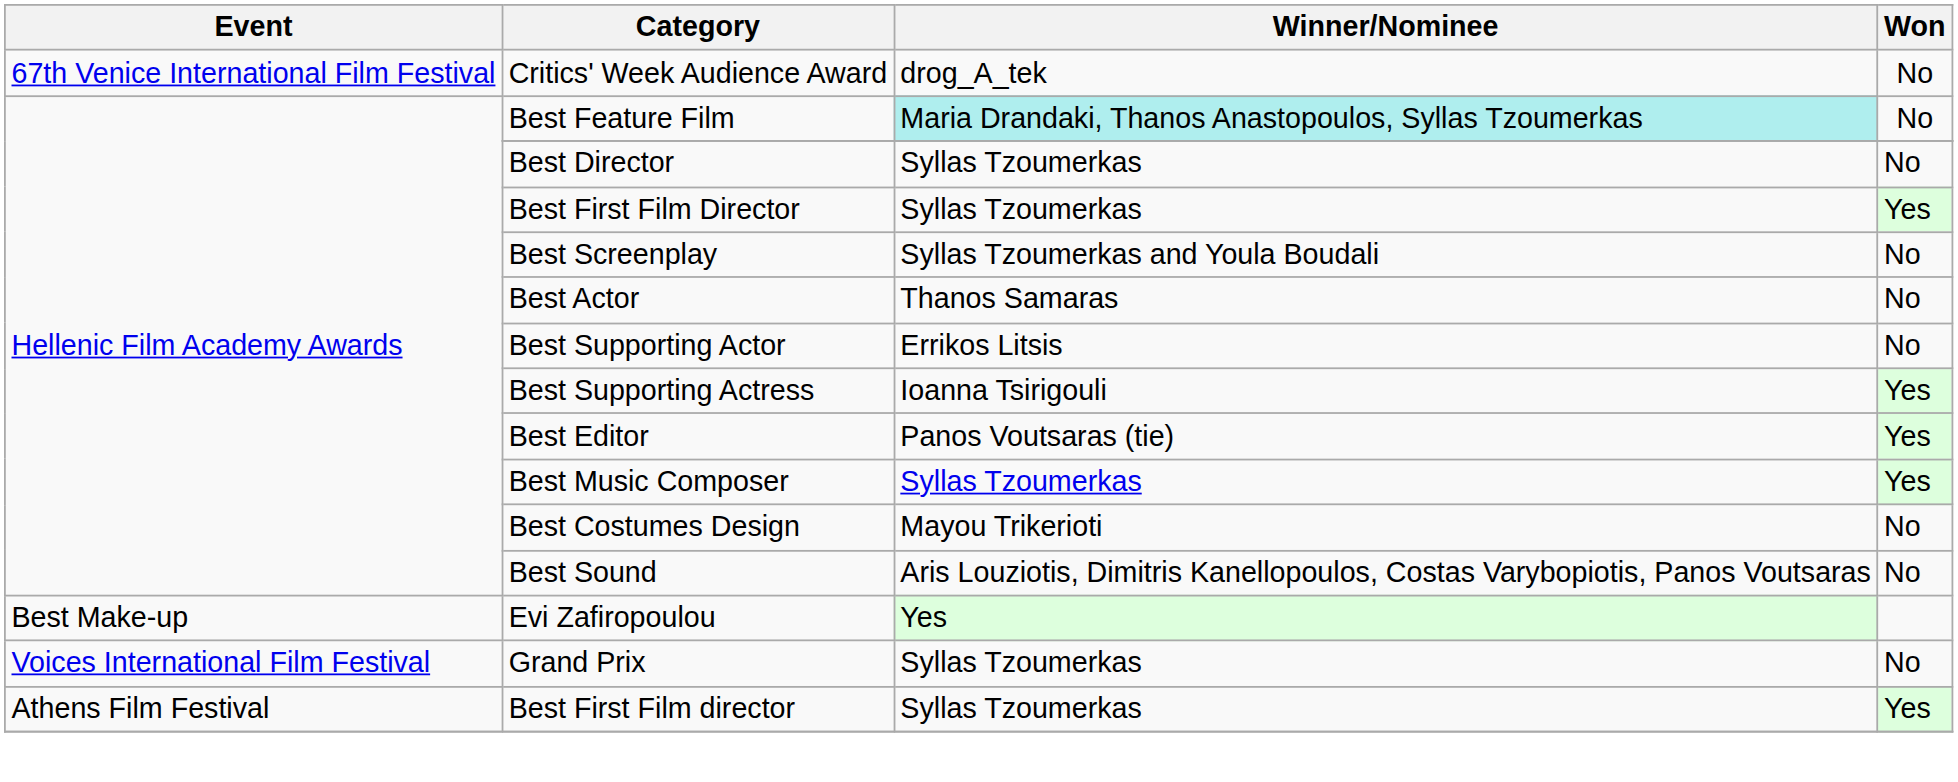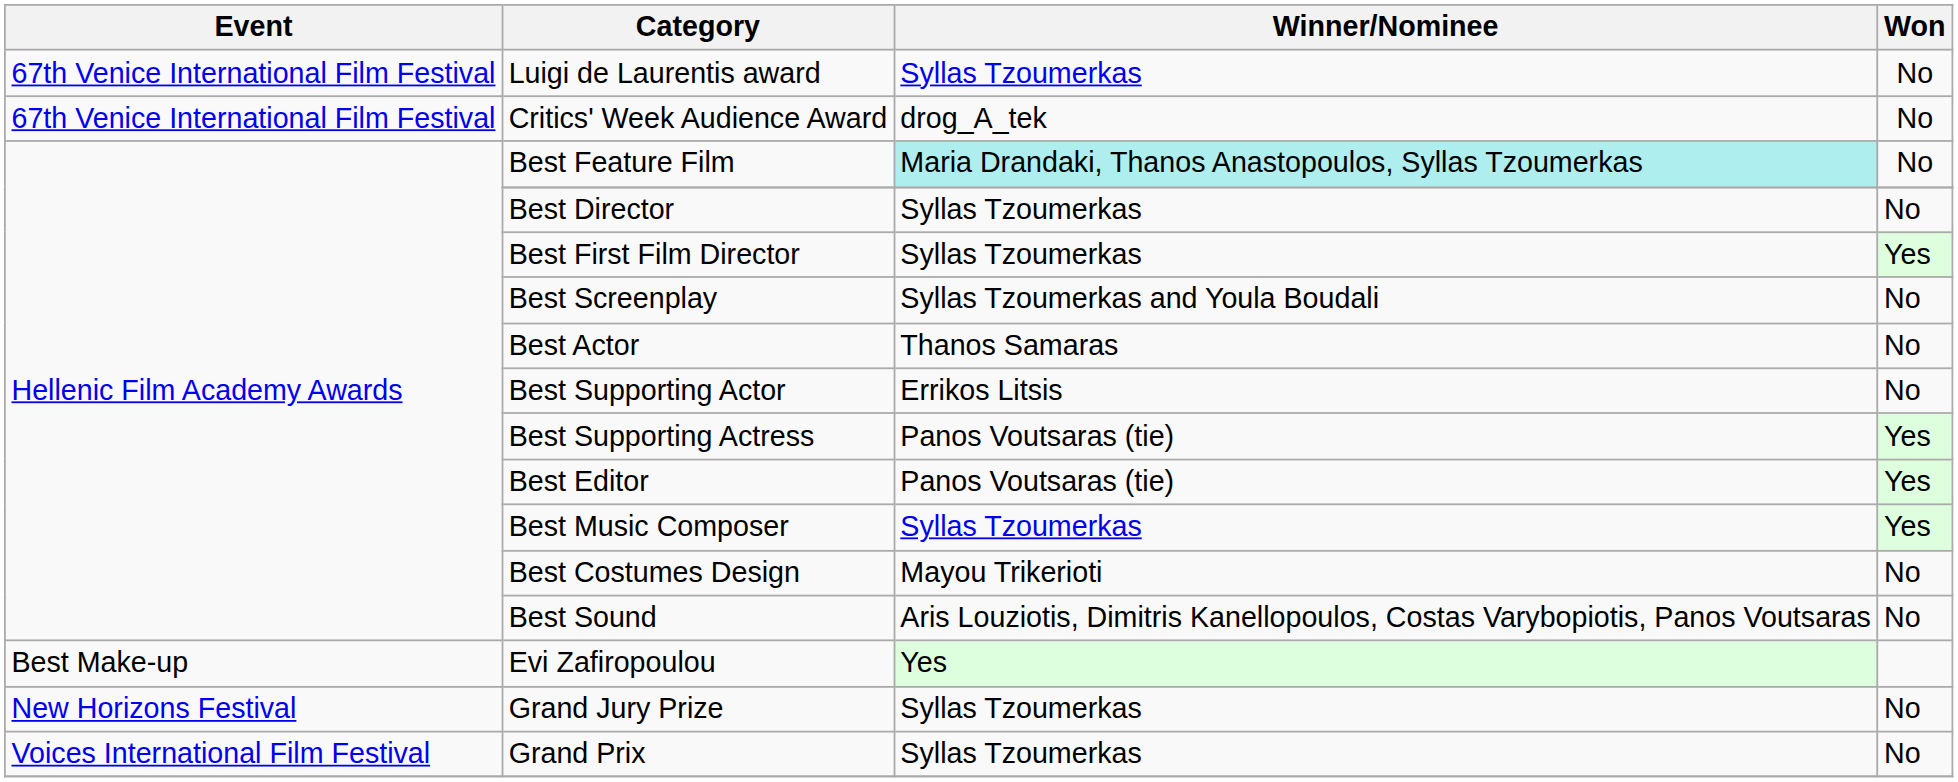+ row: (665, 72)
(1004, 390) Ioanna Tsirigouli -> (1037, 436) Panos Voutsaras (tie)
+ row: (616, 708)
- row: (652, 708)
